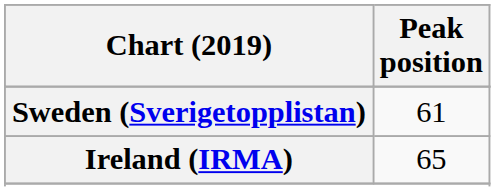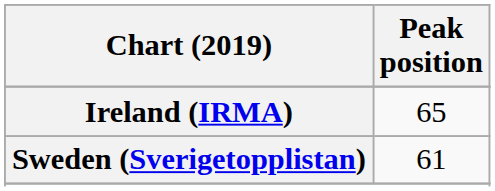rows swapped: (189, 159) <-> (189, 111)
